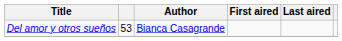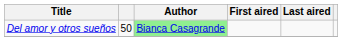(126, 28) 53 -> (126, 28) 50
(181, 28) no background -> (181, 28) lightgreen background
